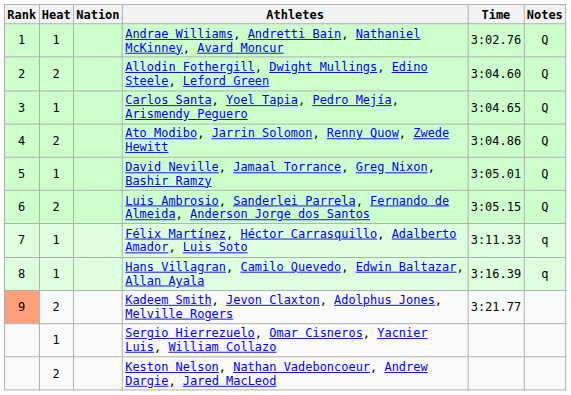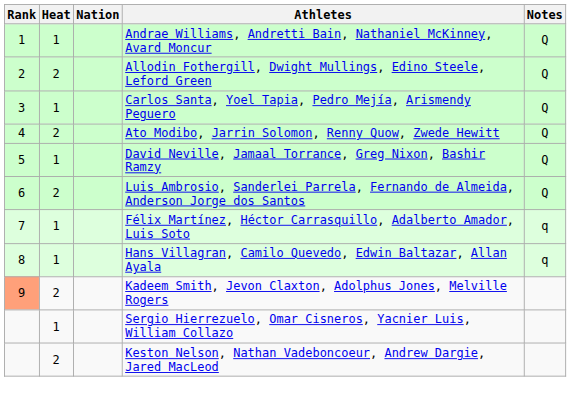- column: (496, 14)
